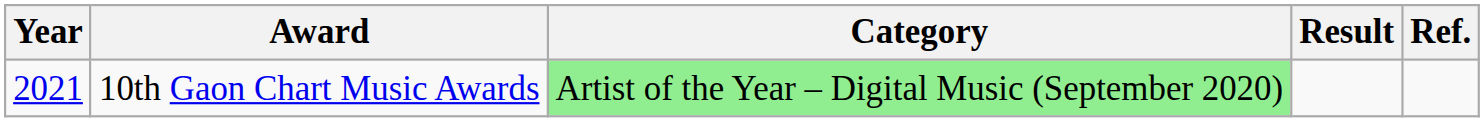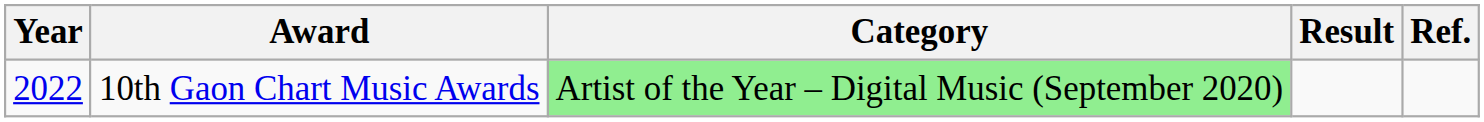(48, 87) 2021 -> (48, 87) 2022
